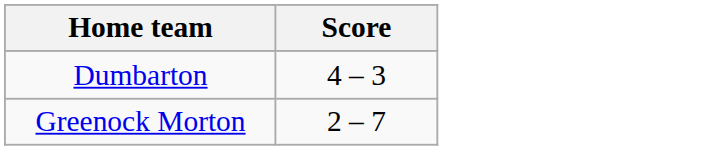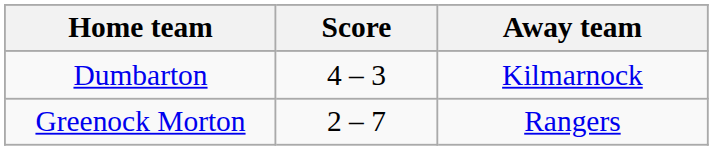+ column: (572, 27)
